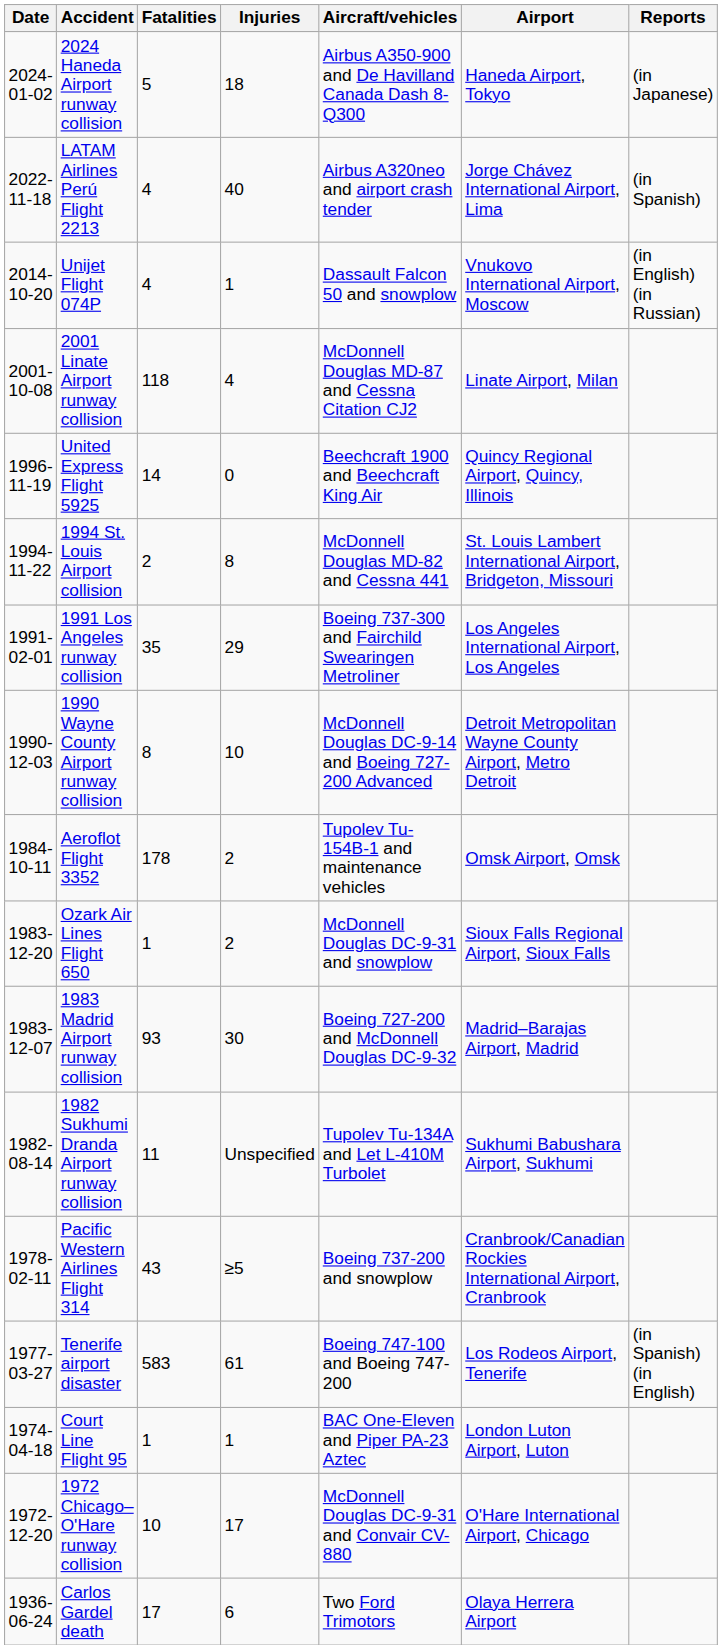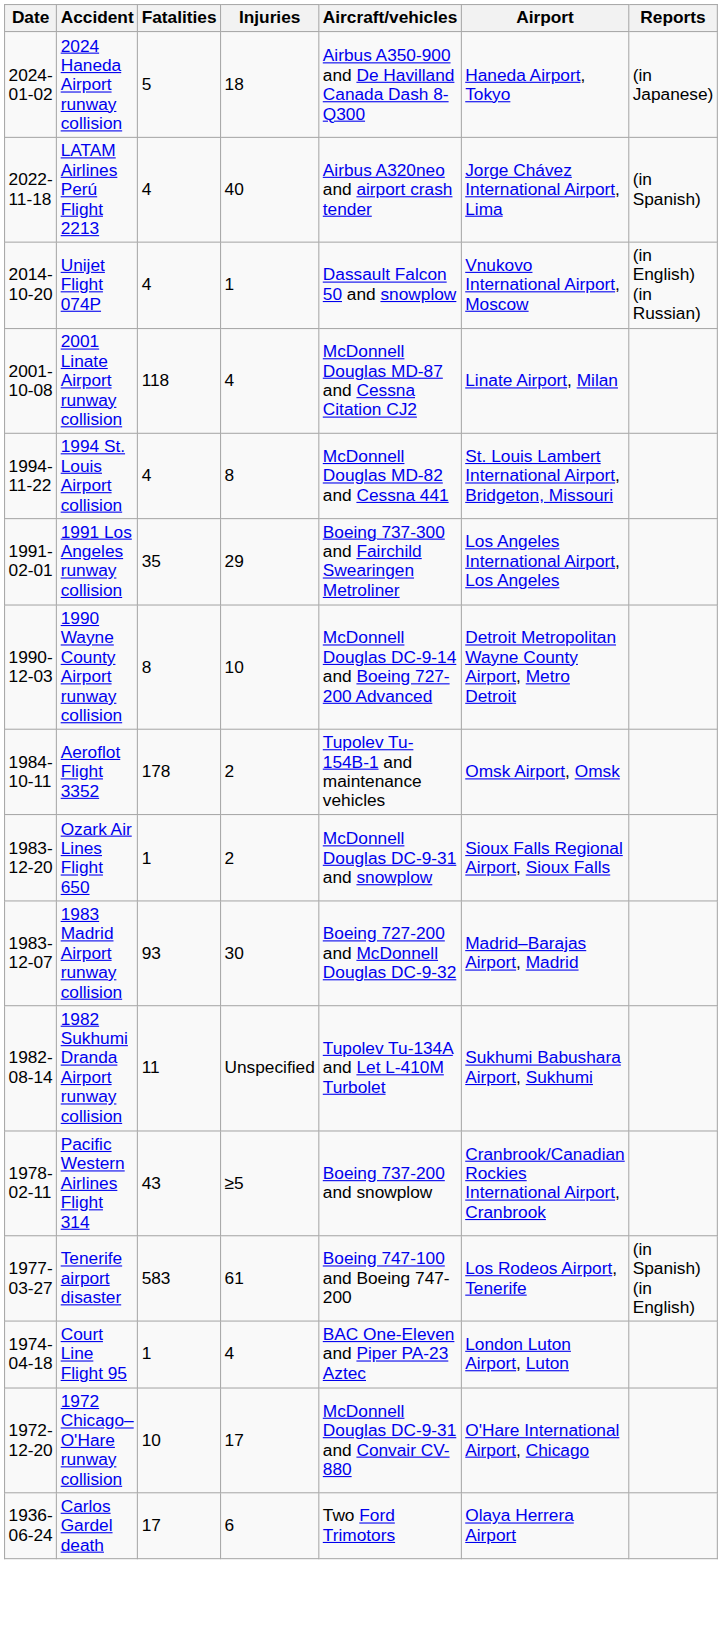- row: (92, 475)
(146, 561) 2 -> (146, 475) 4
(229, 1440) 1 -> (229, 1354) 4
